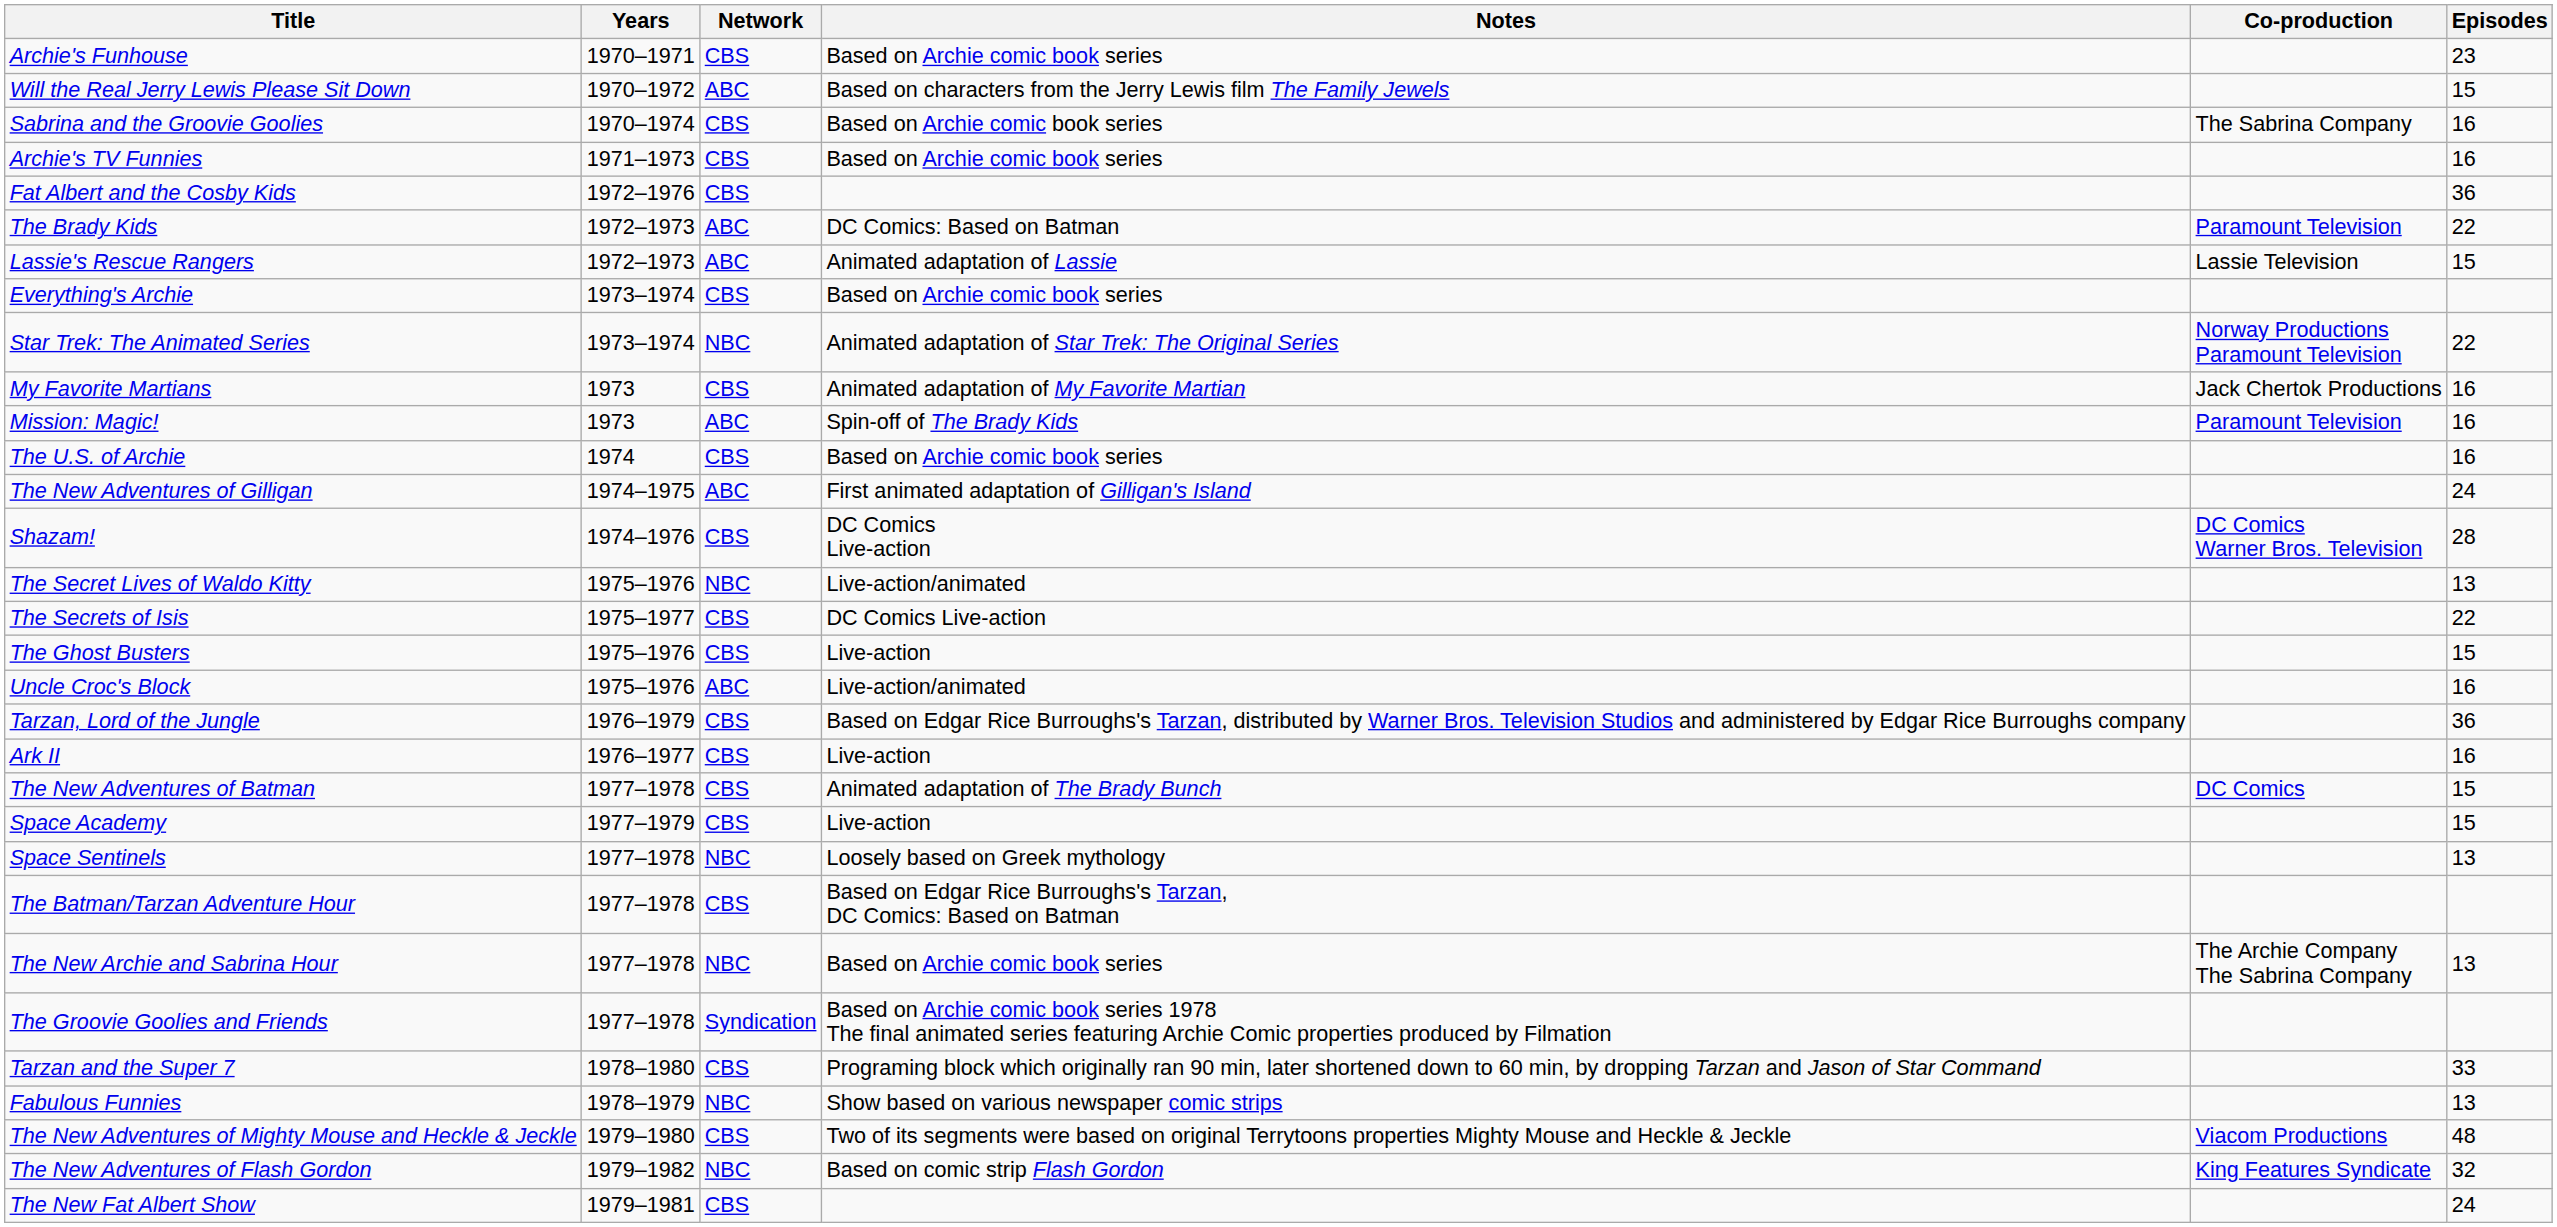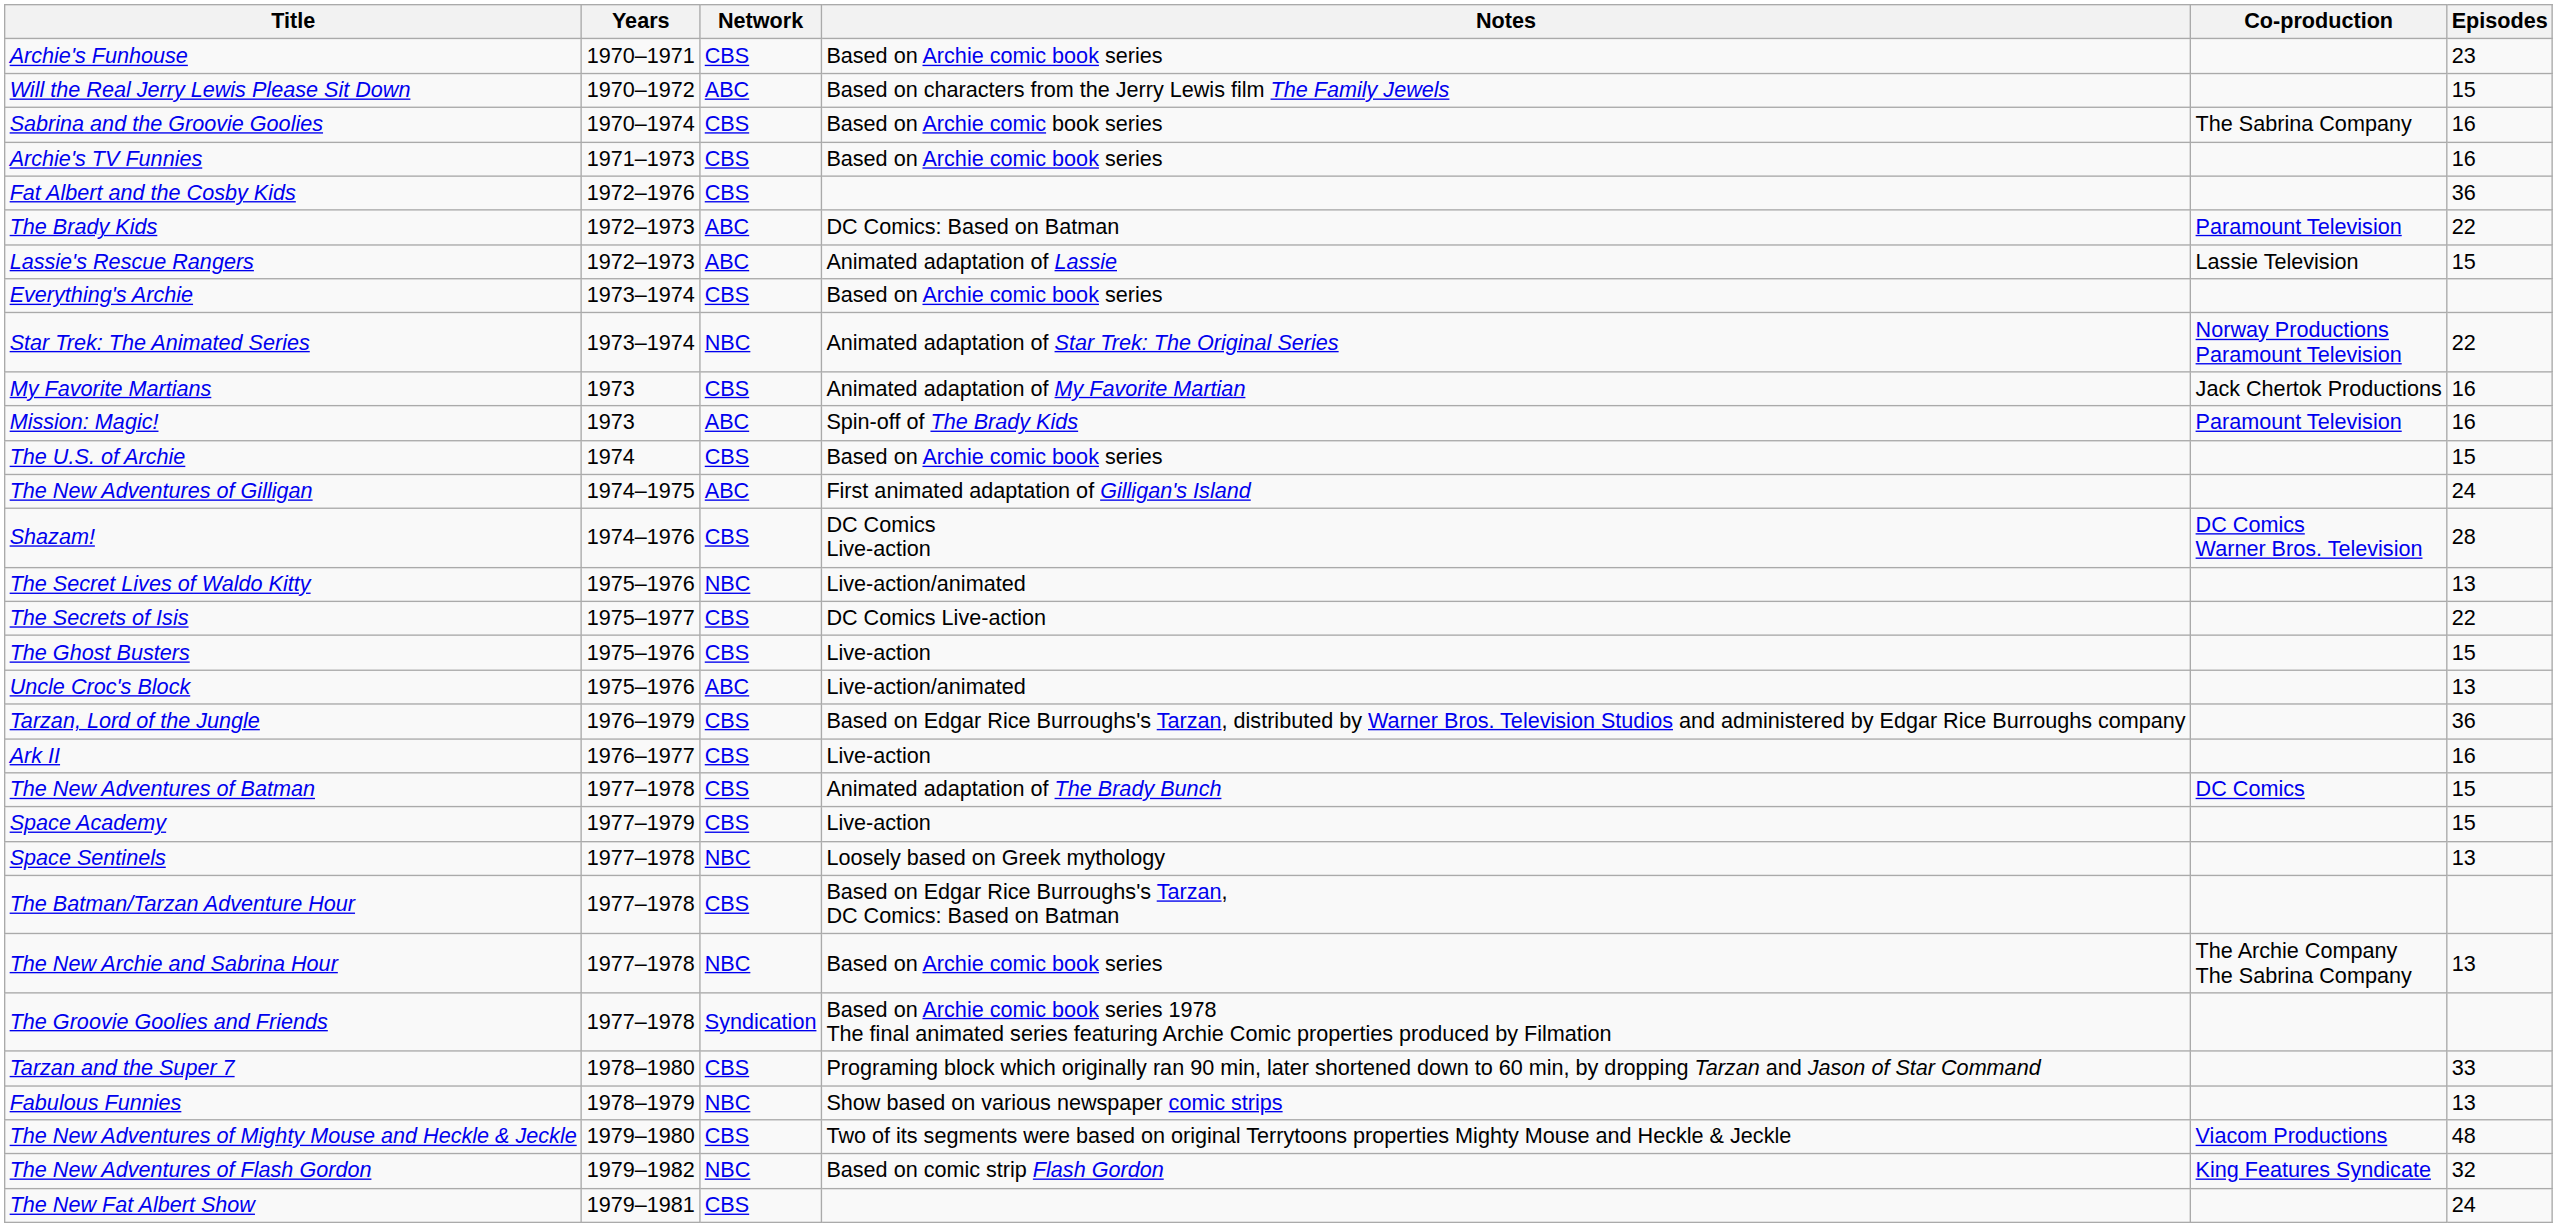(2464, 457) 16 -> (2464, 457) 15
(2464, 686) 16 -> (2464, 686) 13
